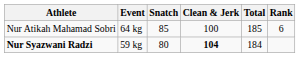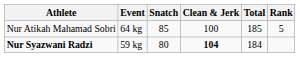(281, 29) 6 -> (281, 29) 5
